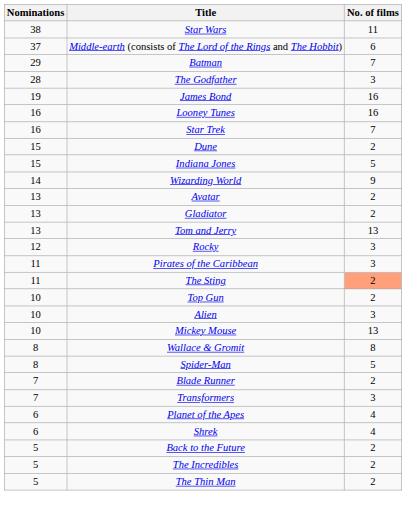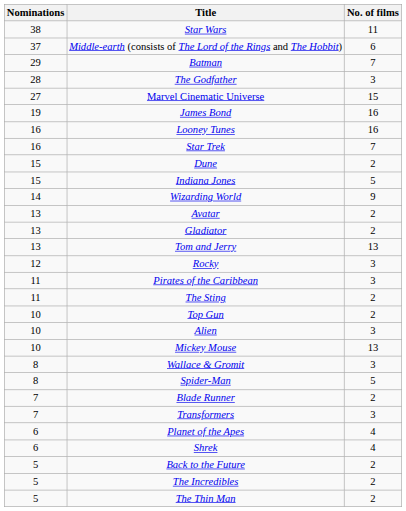+ row: (206, 96)
(373, 280) lightsalmon background -> (373, 297) no background
(373, 347) 8 -> (373, 364) 3
